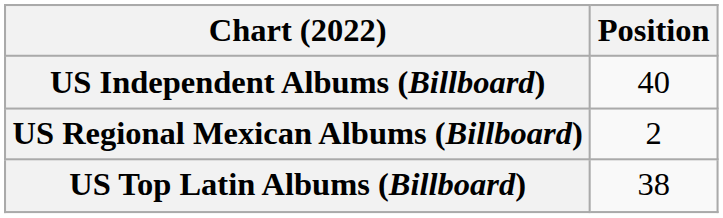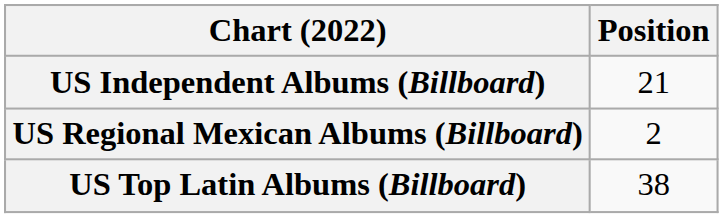(654, 81) 40 -> (654, 81) 21
